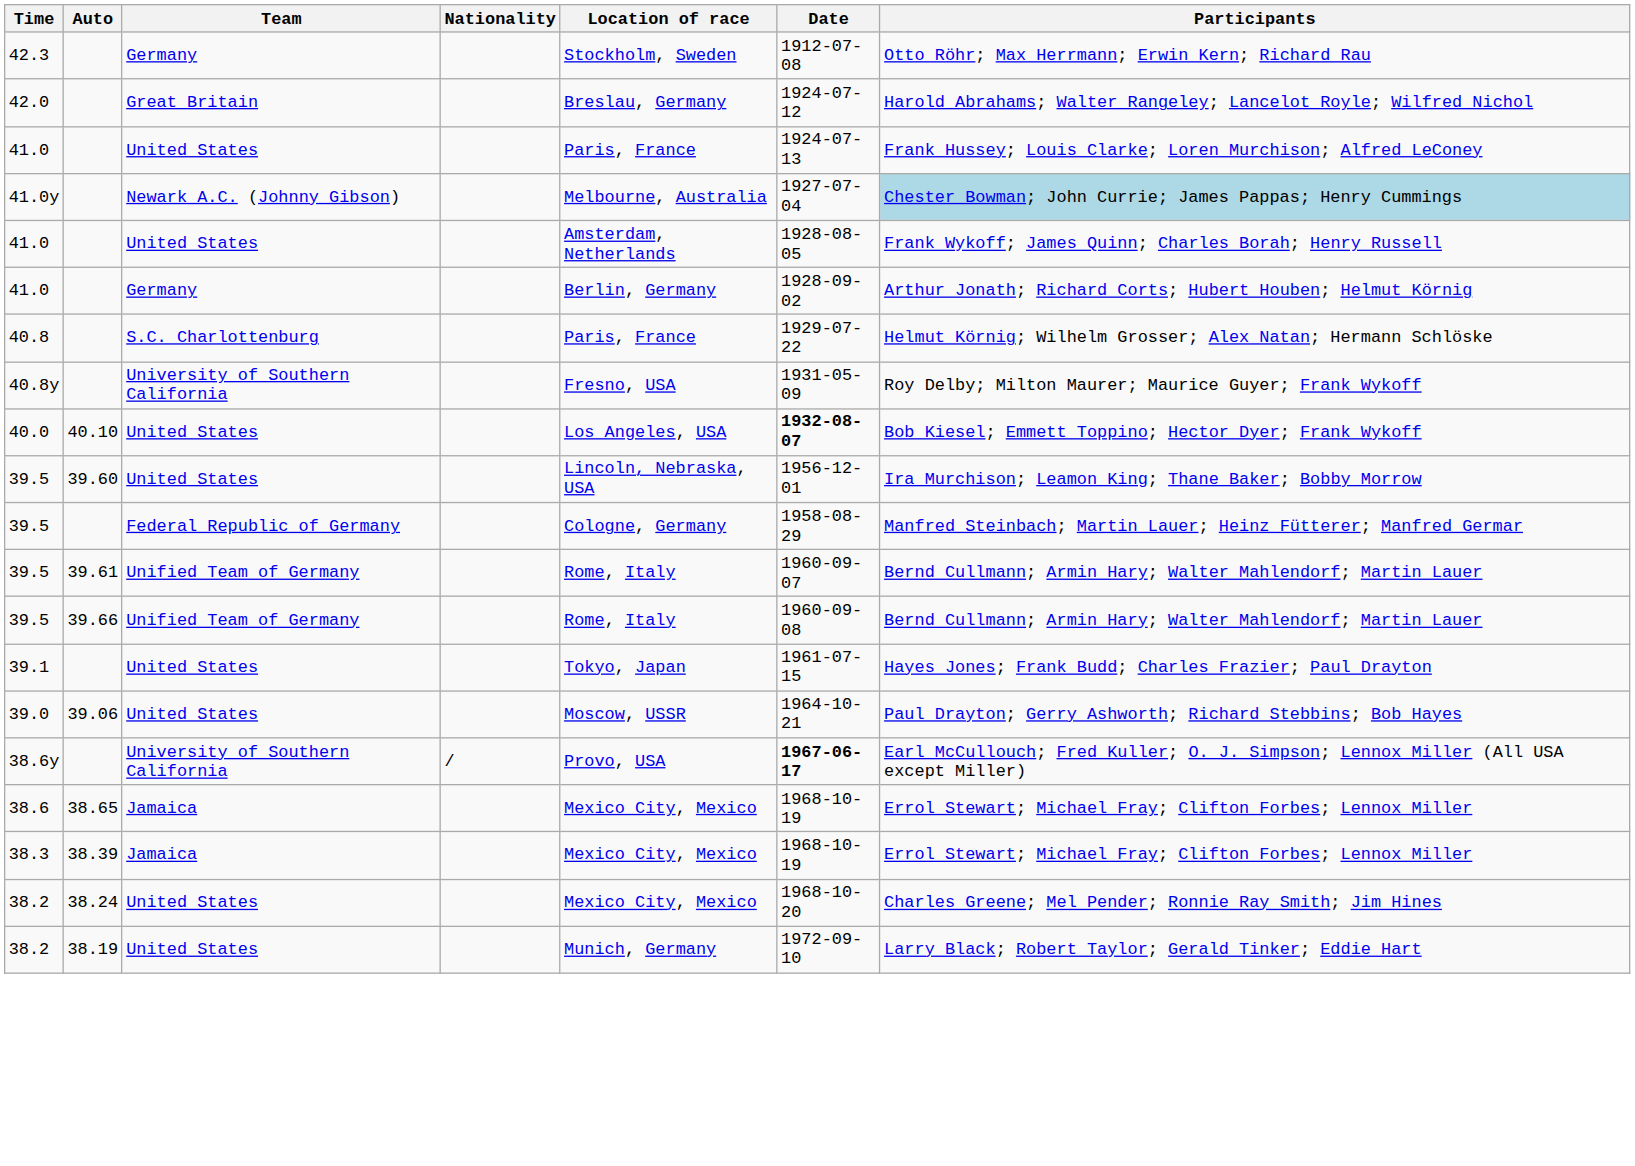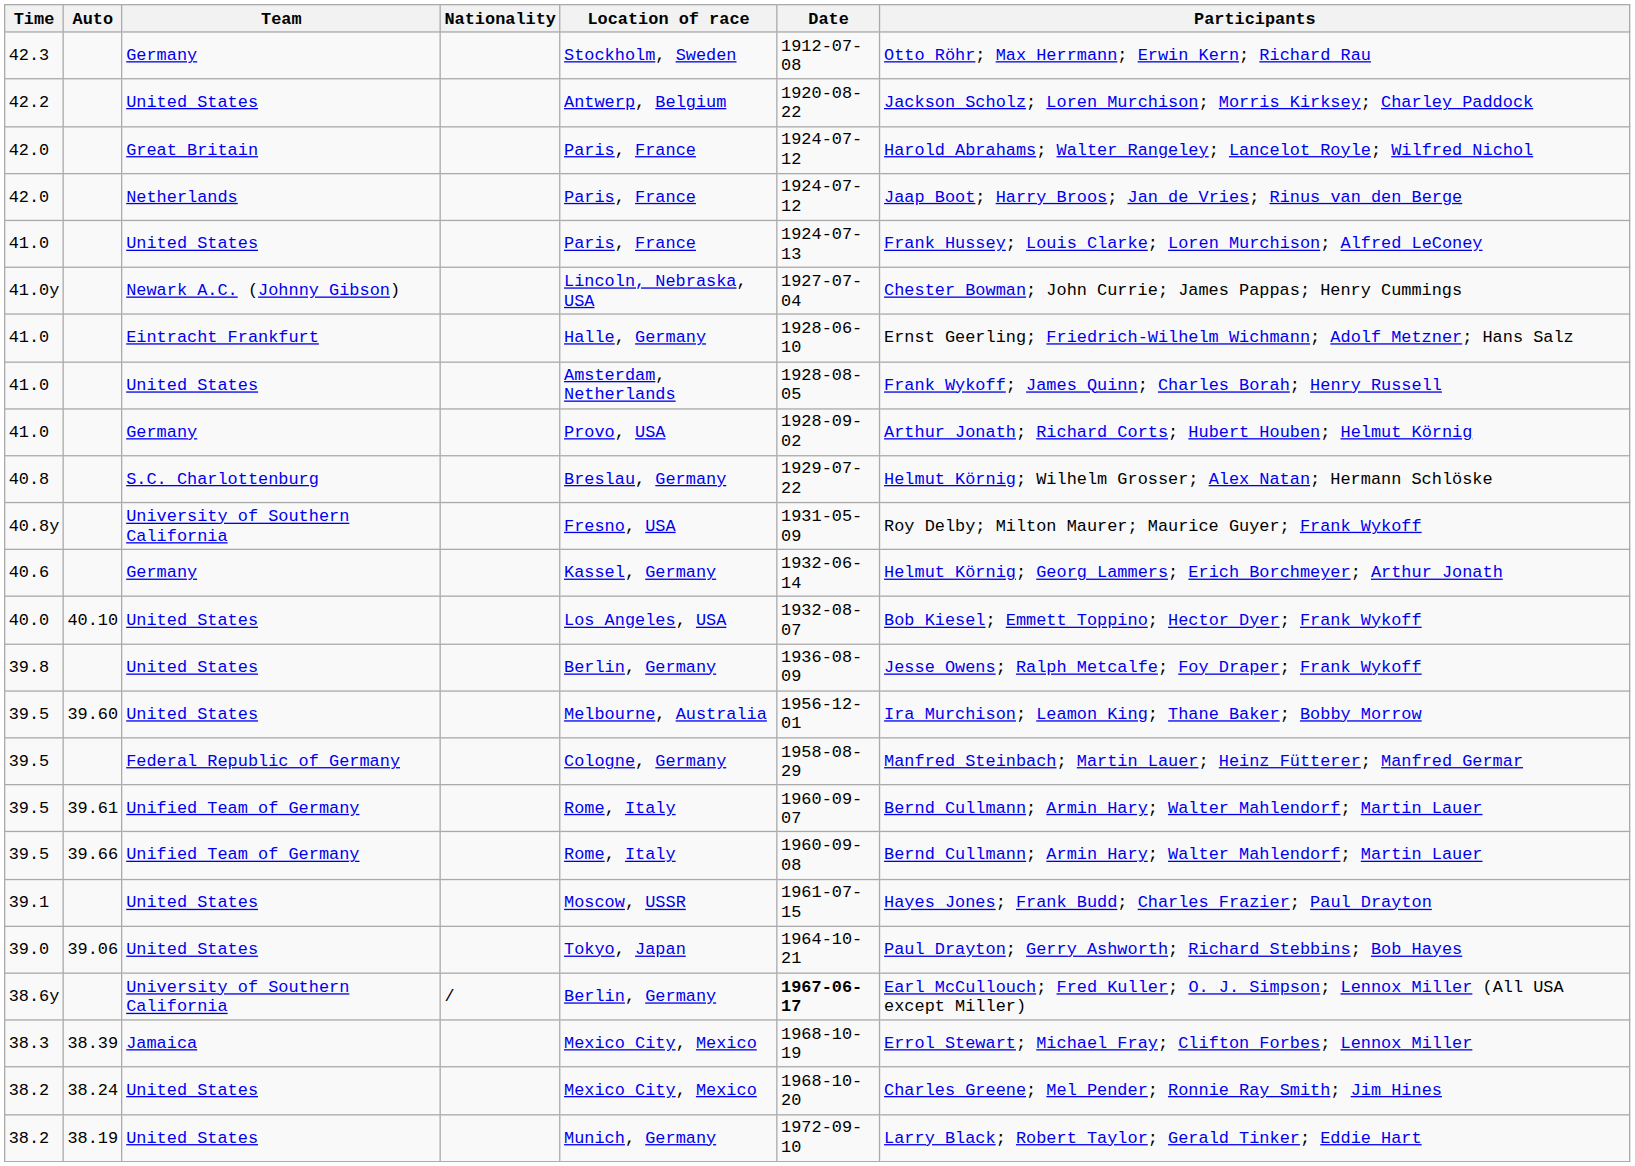+ row: (29, 103)
(645, 103) Breslau, Germany -> (630, 150) Paris, France
+ row: (29, 197)
(665, 197) Melbourne, Australia -> (655, 291) Lincoln, Nebraska, USA
(1173, 197) lightblue background -> (1173, 291) no background
+ row: (29, 338)
(640, 291) Berlin, Germany -> (615, 432) Provo, USA
(630, 338) Paris, France -> (645, 479) Breslau, Germany
+ row: (29, 573)
(822, 432) bold -> (822, 620) normal
+ row: (29, 667)
(655, 479) Lincoln, Nebraska, USA -> (665, 714) Melbourne, Australia
(625, 667) Tokyo, Japan -> (625, 903) Moscow, USSR
(625, 714) Moscow, USSR -> (625, 950) Tokyo, Japan
(615, 761) Provo, USA -> (640, 997) Berlin, Germany
- row: (29, 808)
